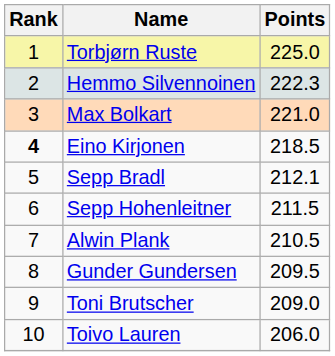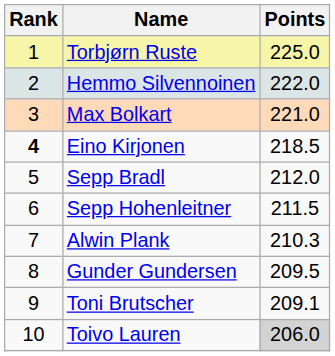(295, 83) 222.3 -> (295, 83) 222.0
(295, 177) 212.1 -> (295, 177) 212.0
(295, 240) 210.5 -> (295, 240) 210.3
(295, 303) 209.0 -> (295, 303) 209.1
(295, 334) no background -> (295, 334) lightgrey background
